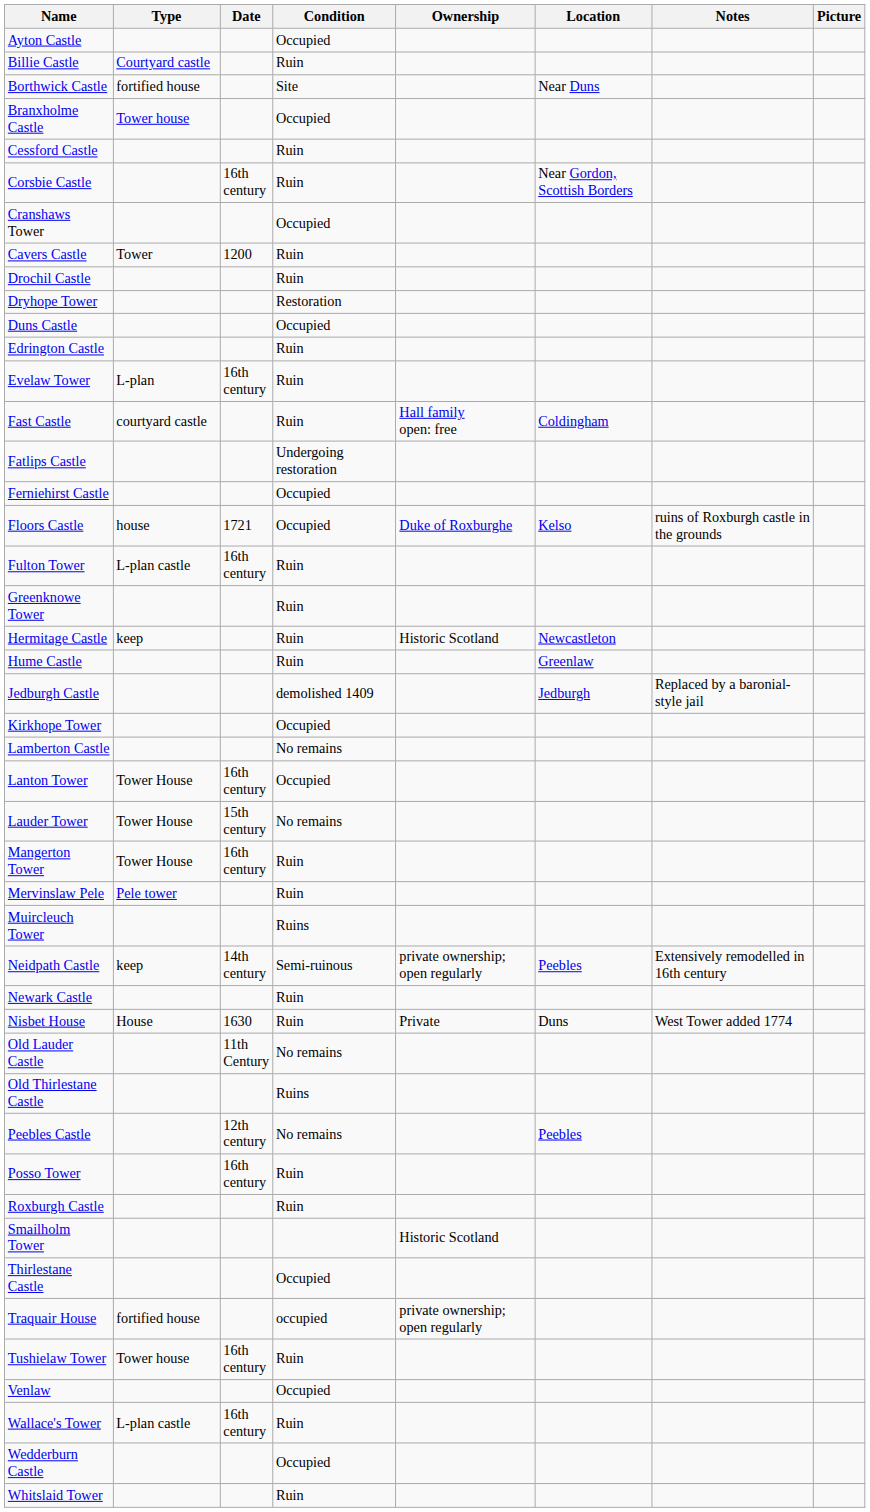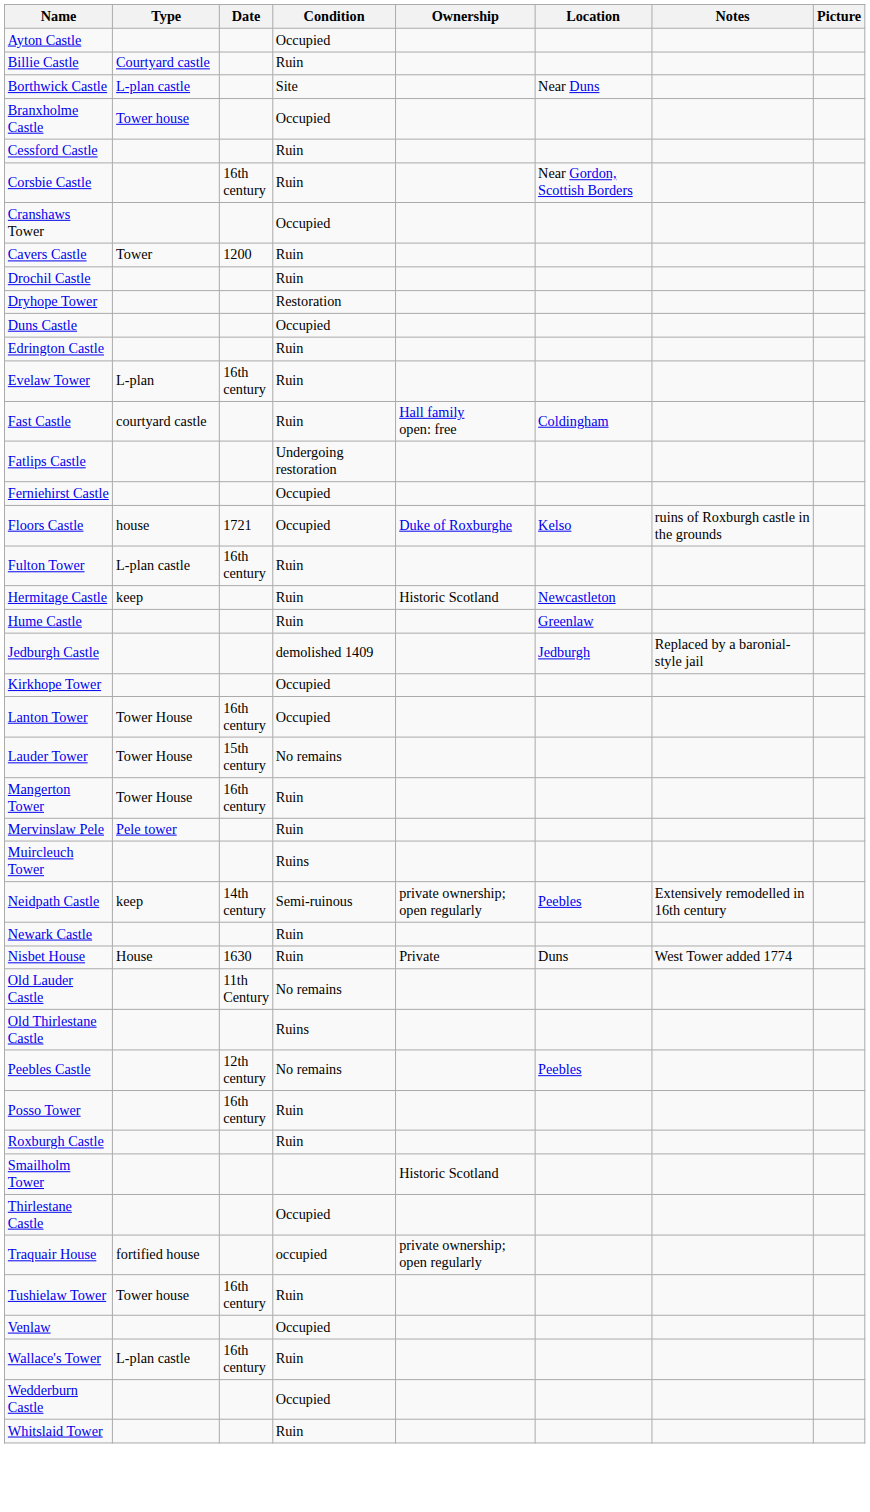(158, 87) fortified house -> (153, 87) L-plan castle
- row: (44, 606)
- row: (59, 749)
